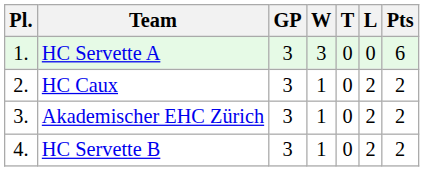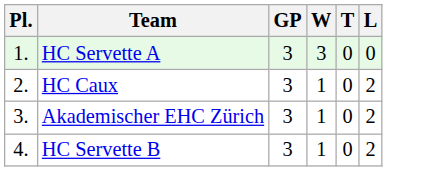- column: (400, 20)
